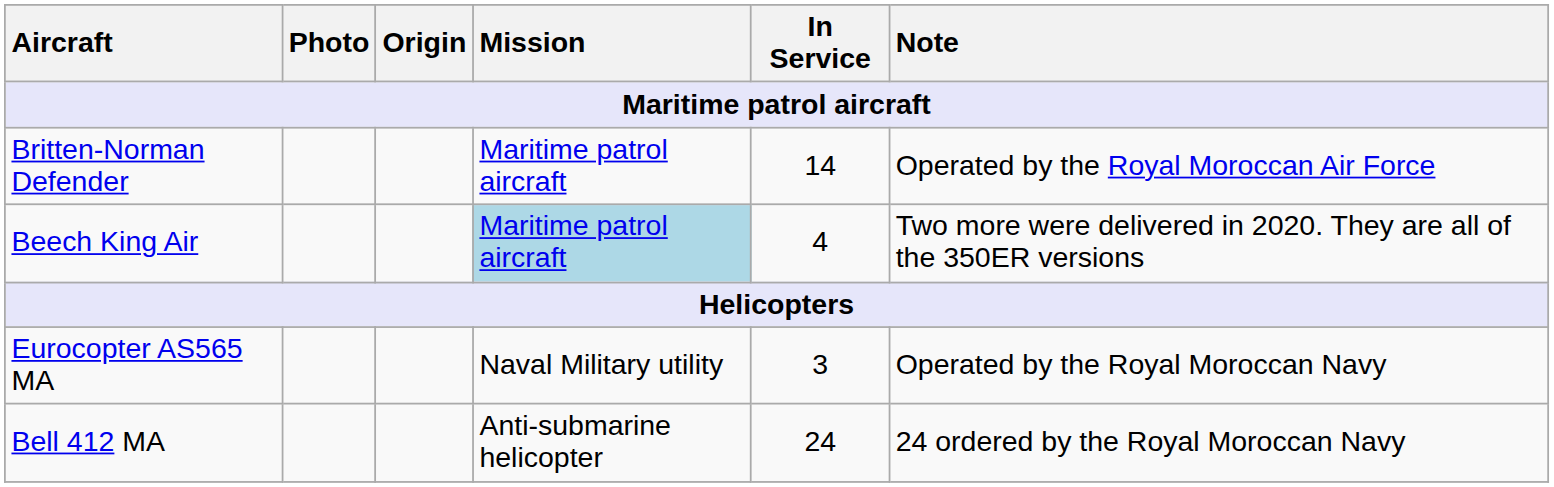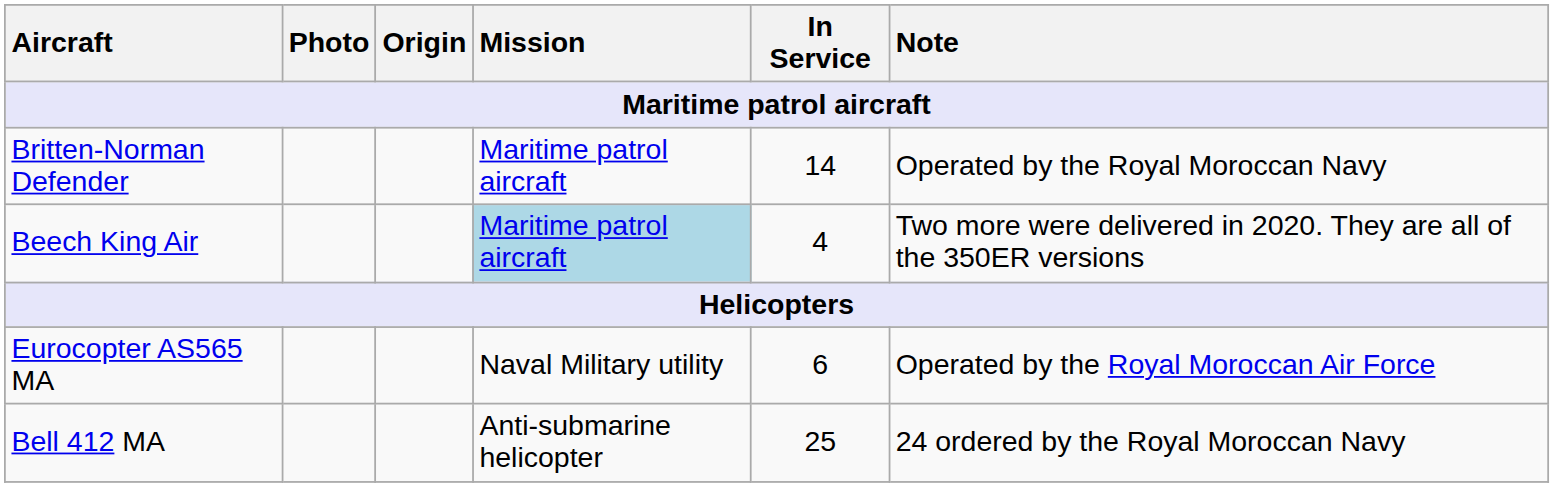(1166, 165) Operated by the Royal Moroccan Air Force -> (1141, 165) Operated by the Royal Moroccan Navy
(820, 365) 3 -> (820, 365) 6
(1141, 365) Operated by the Royal Moroccan Navy -> (1166, 365) Operated by the Royal Moroccan Air Force
(820, 442) 24 -> (820, 442) 25
